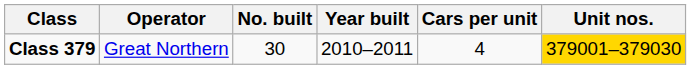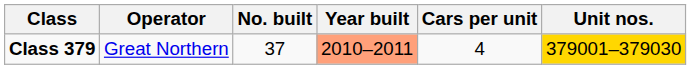(275, 49) 30 -> (275, 49) 37
(367, 49) no background -> (367, 49) lightsalmon background
